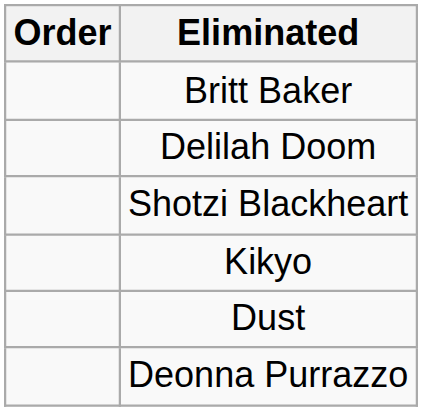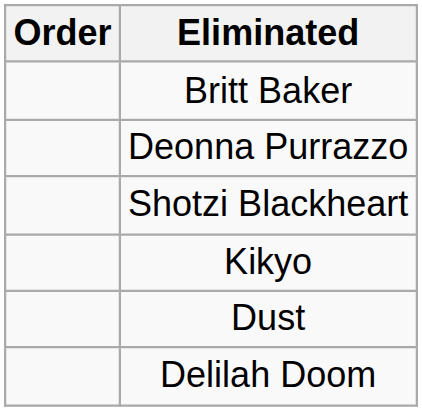rows swapped: (268, 375) <-> (268, 147)
